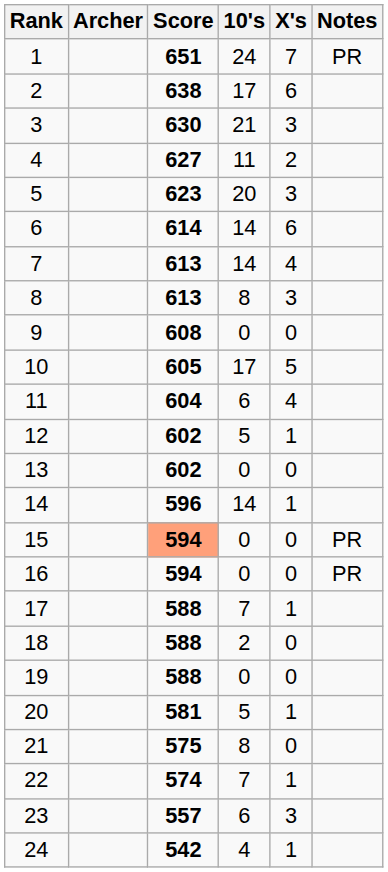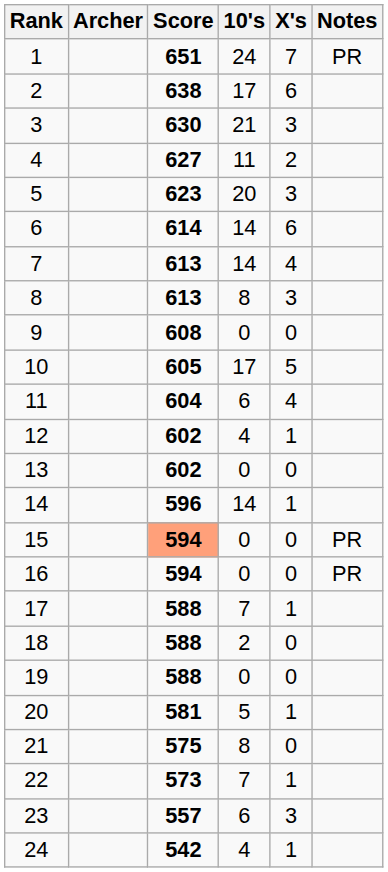(244, 435) 5 -> (244, 435) 4
(183, 780) 574 -> (183, 780) 573
